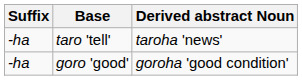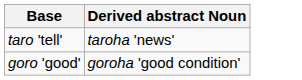- column: (29, 16)
